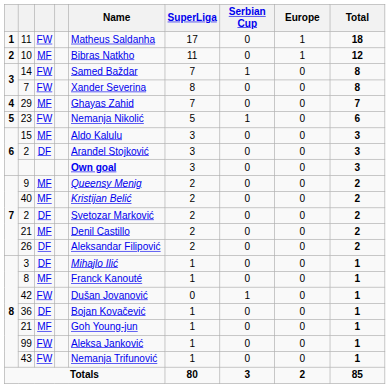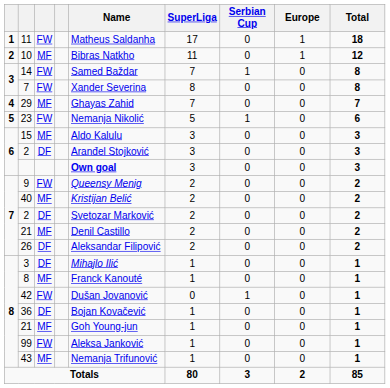(44, 183) MF -> (44, 183) FW
(44, 359) FW -> (44, 359) MF
